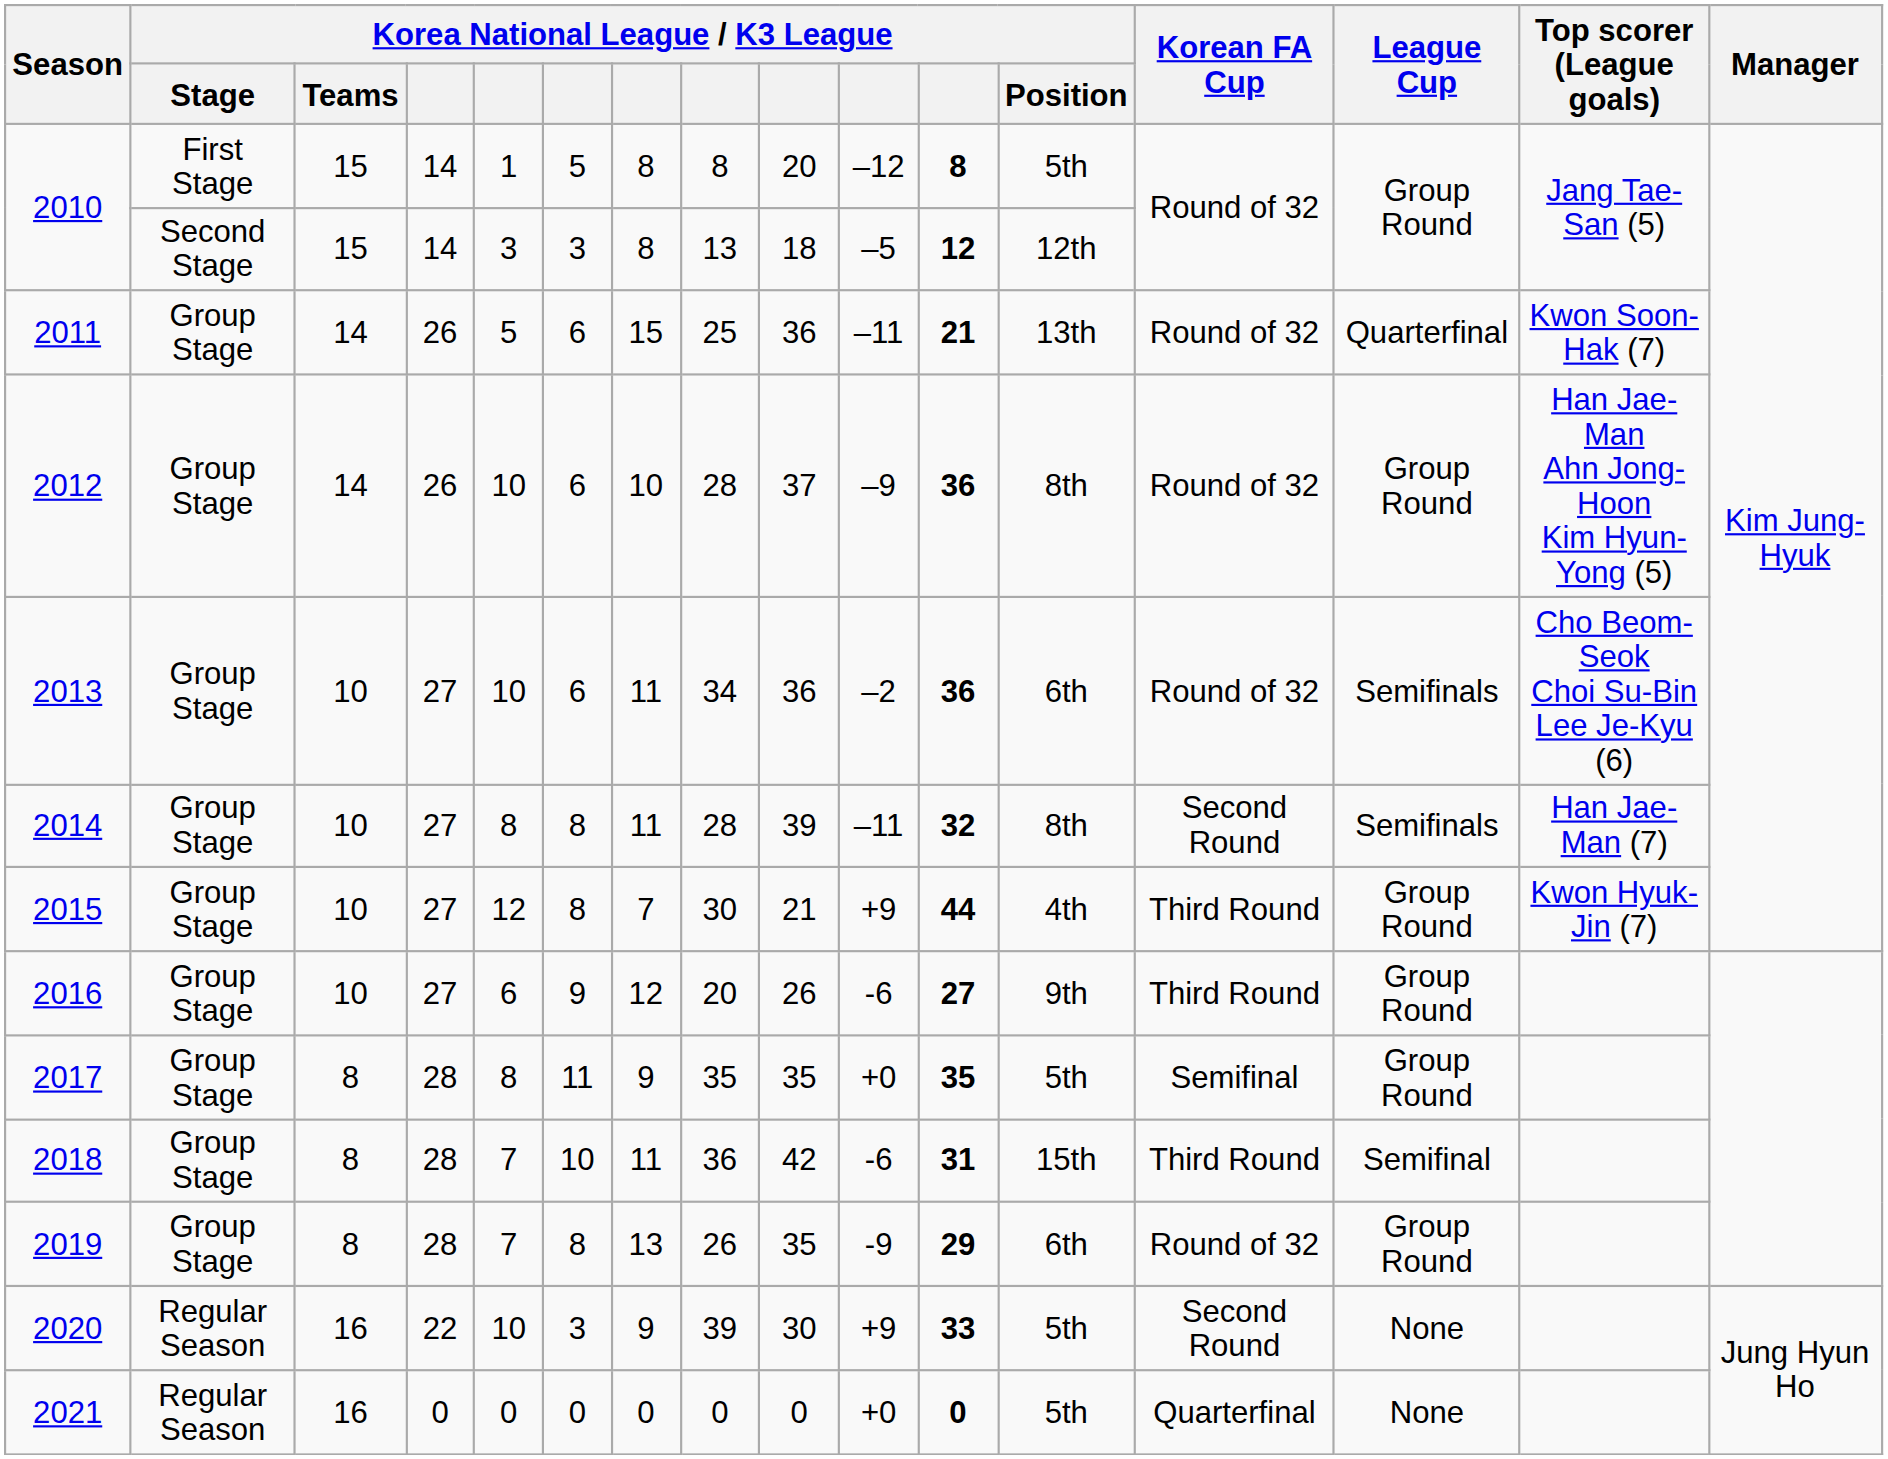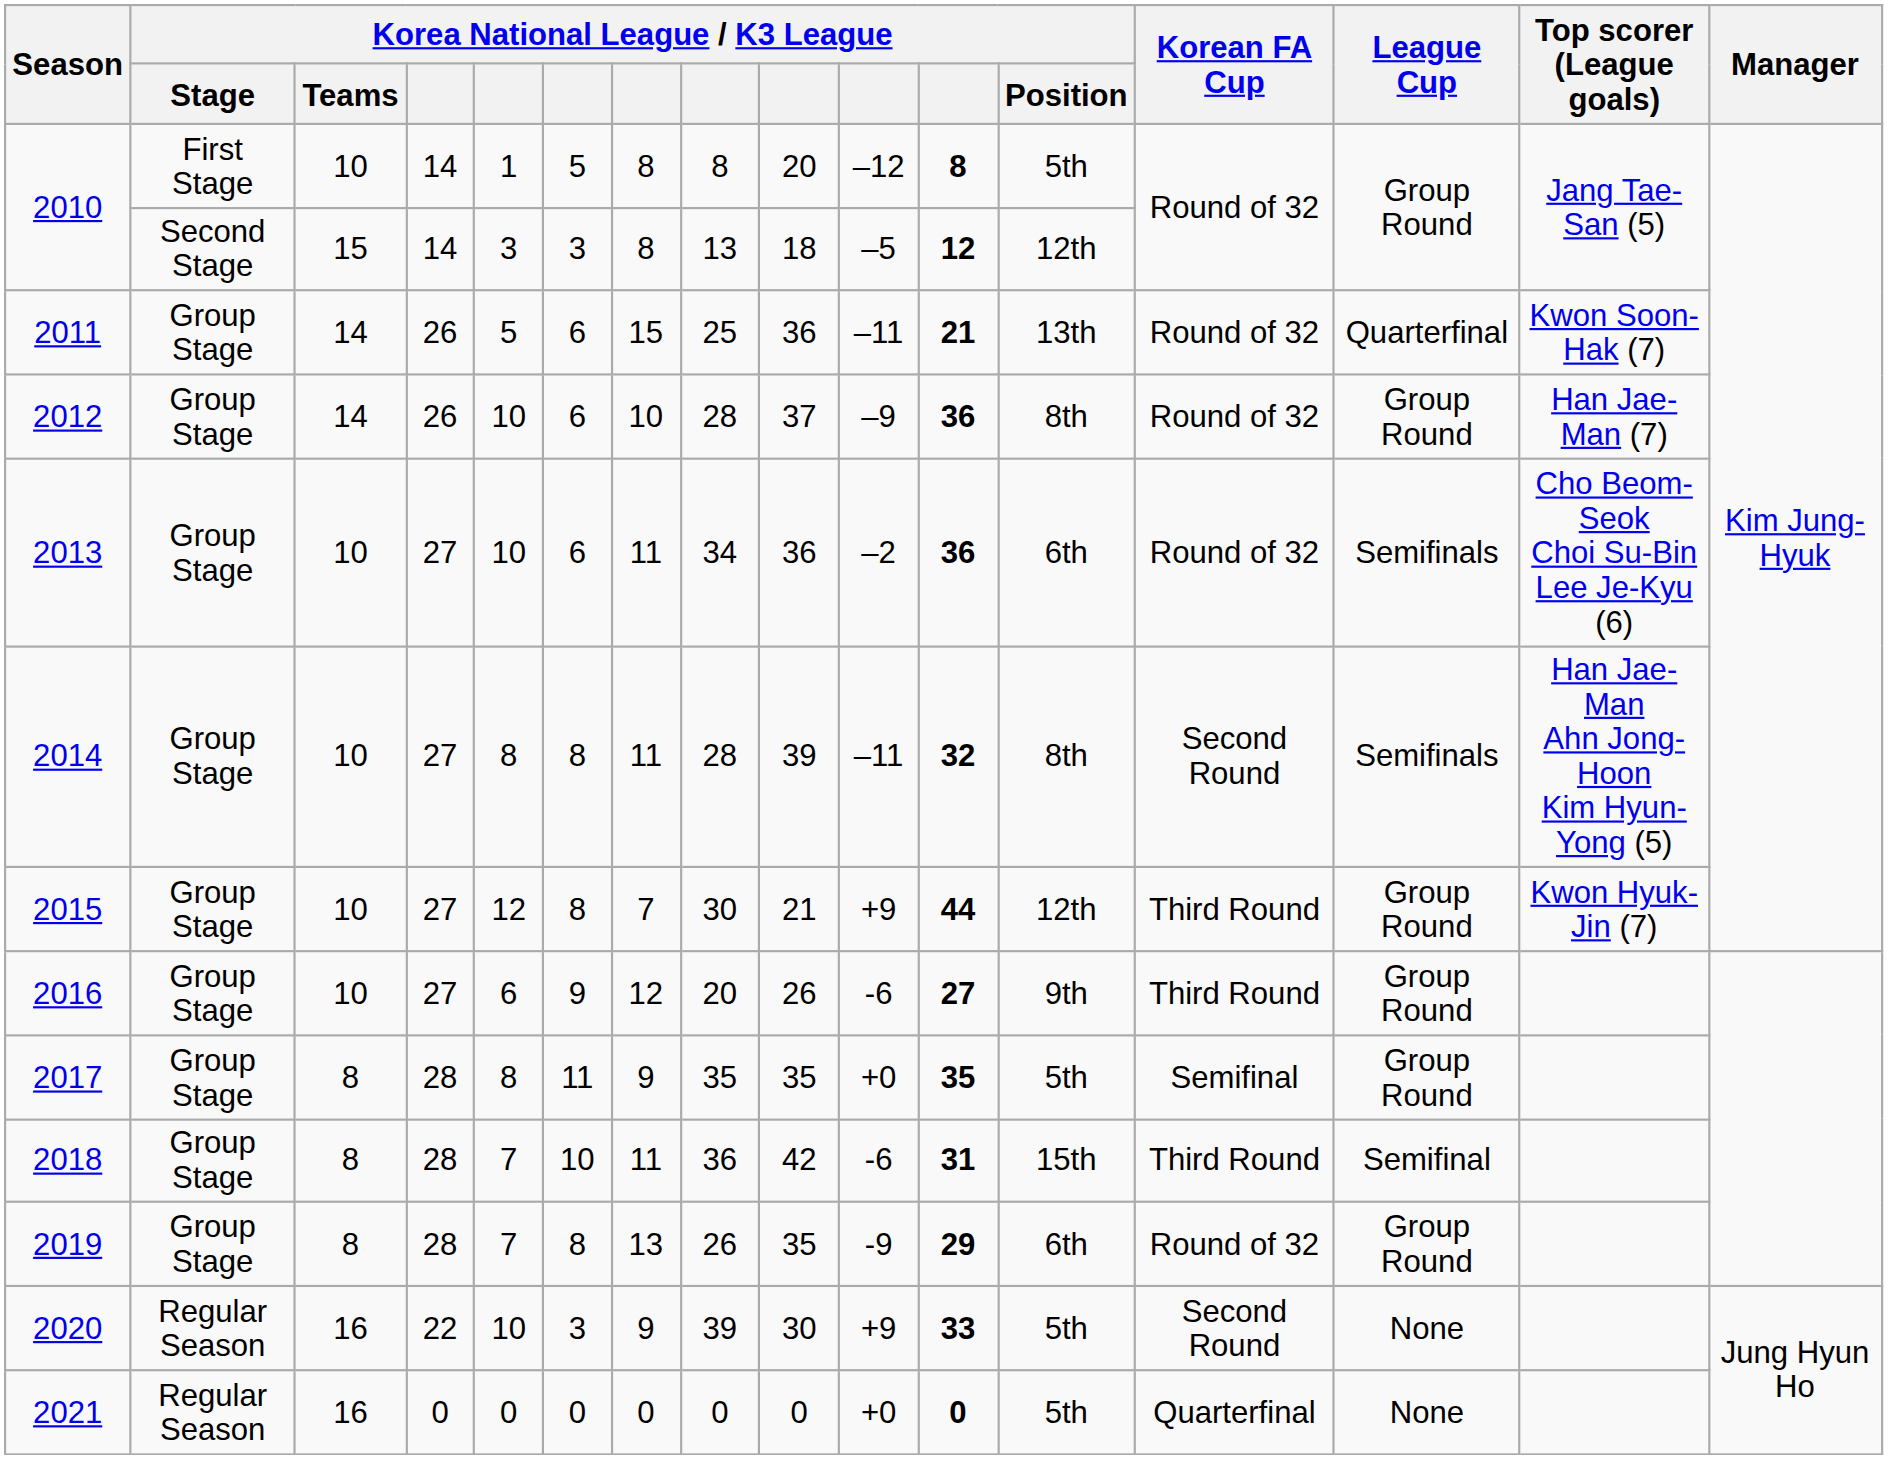(350, 166) 15 -> (350, 166) 10
(1614, 486) Han Jae-Man Ahn Jong-Hoon Kim Hyun-Yong (5) -> (1614, 417) Han Jae-Man (7)
(1614, 826) Han Jae-Man (7) -> (1614, 757) Han Jae-Man Ahn Jong-Hoon Kim Hyun-Yong (5)
(1066, 910) 4th -> (1066, 910) 12th
